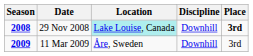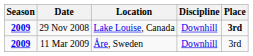(21, 28) 2008 -> (21, 28) 2009
(134, 28) paleturquoise background -> (134, 28) no background
